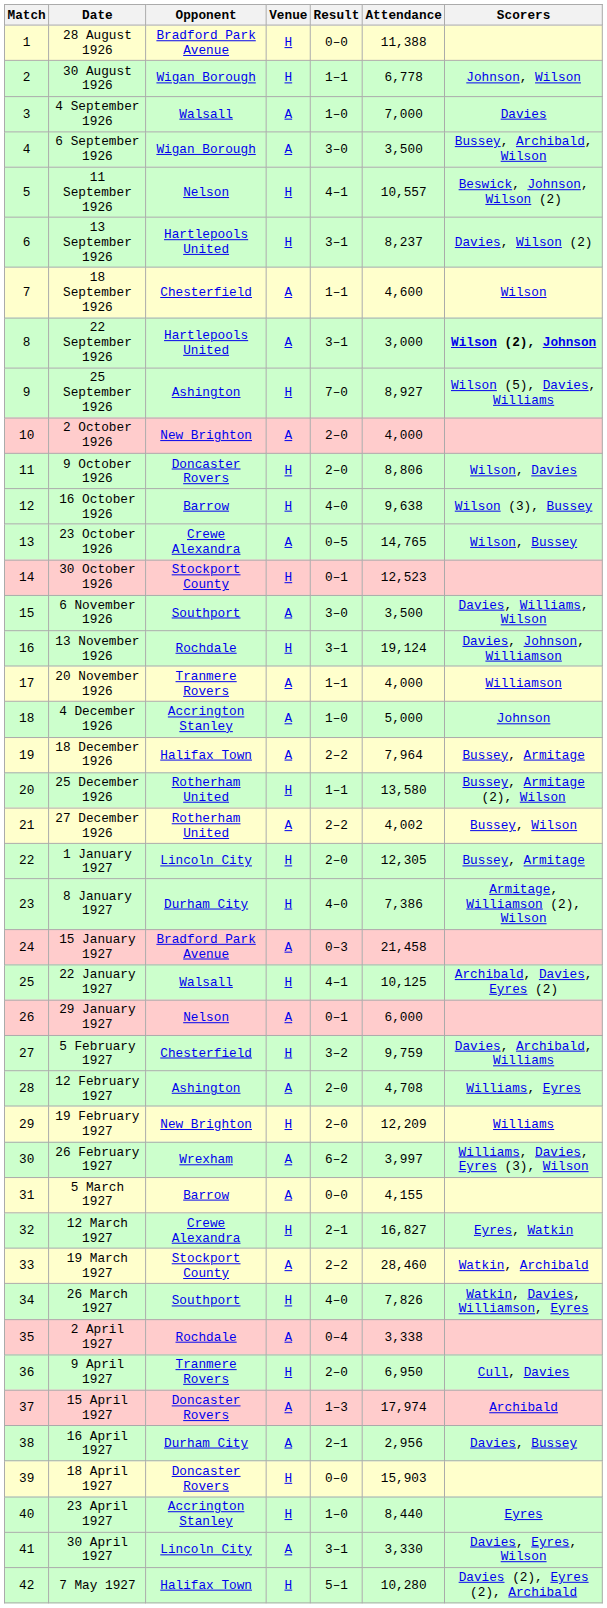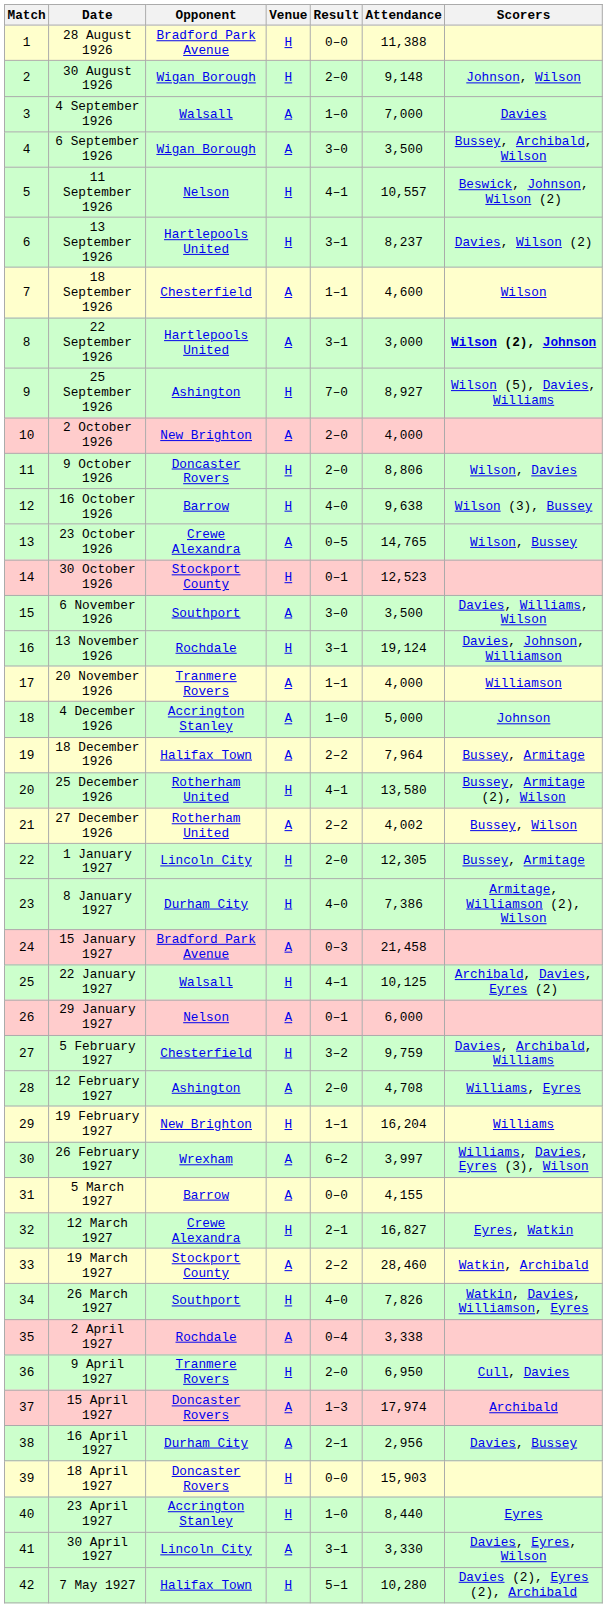(336, 78) 1–1 -> (336, 78) 2–0
(404, 78) 6,778 -> (404, 78) 9,148
(336, 790) 1–1 -> (336, 790) 4–1
(336, 1124) 2–0 -> (336, 1124) 1–1
(404, 1124) 12,209 -> (404, 1124) 16,204
